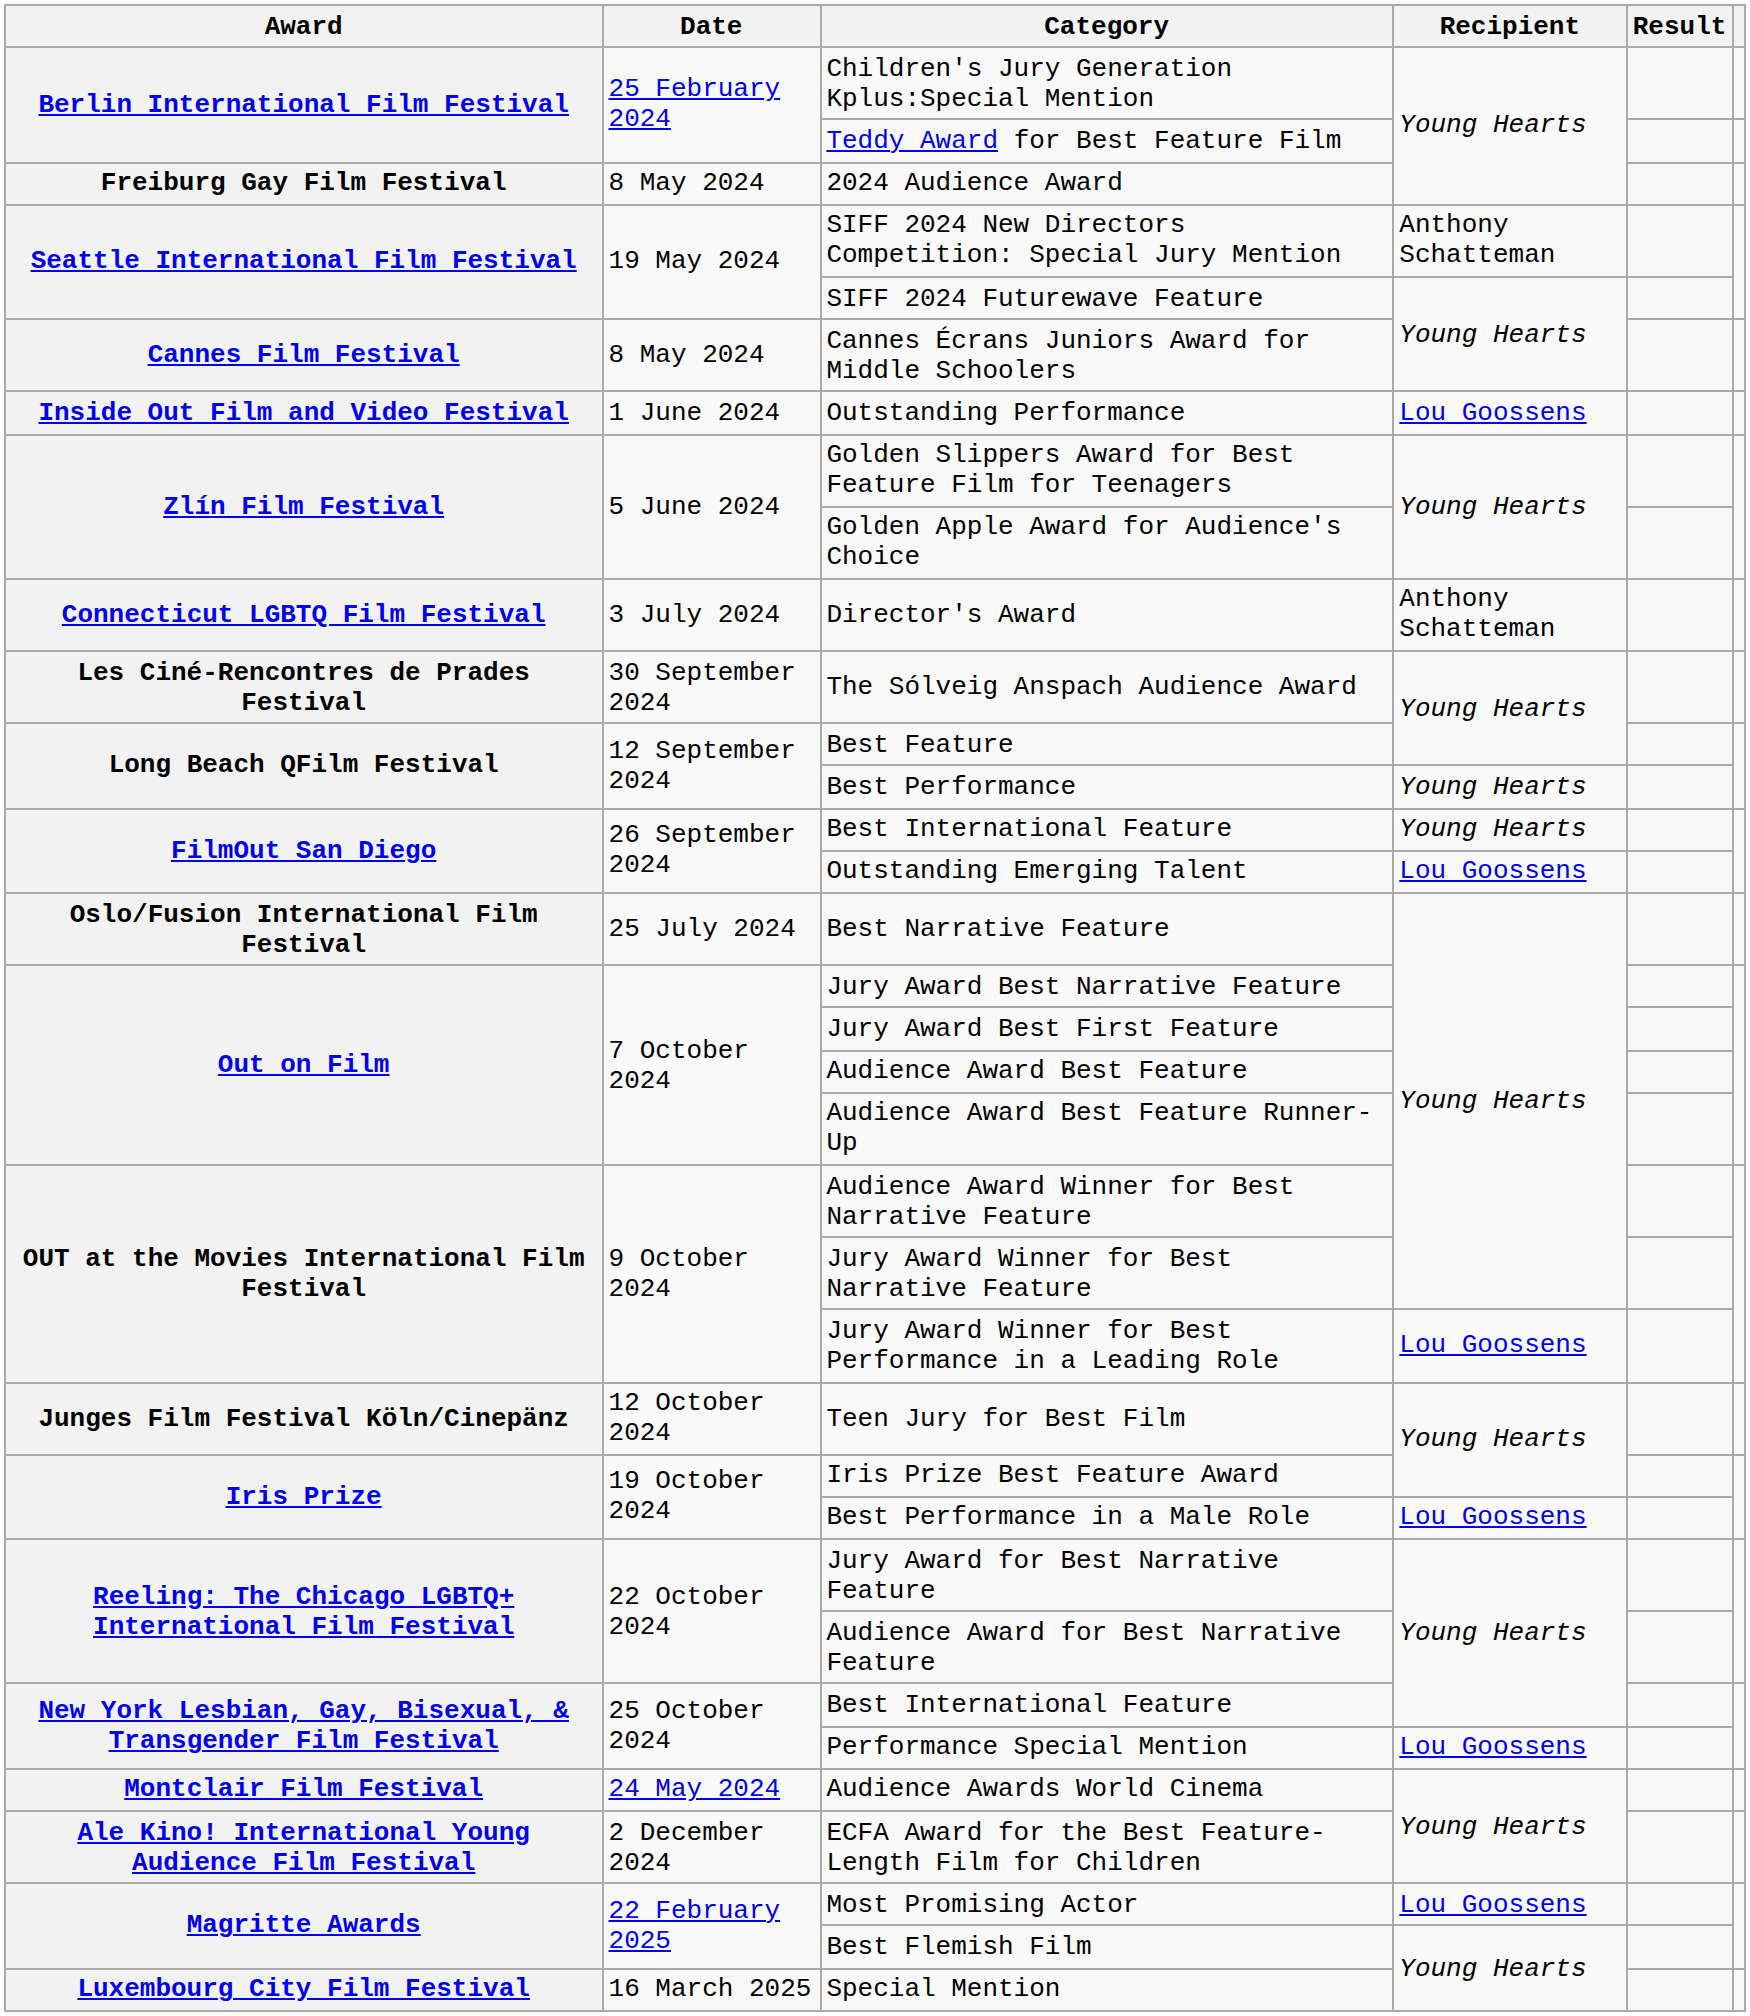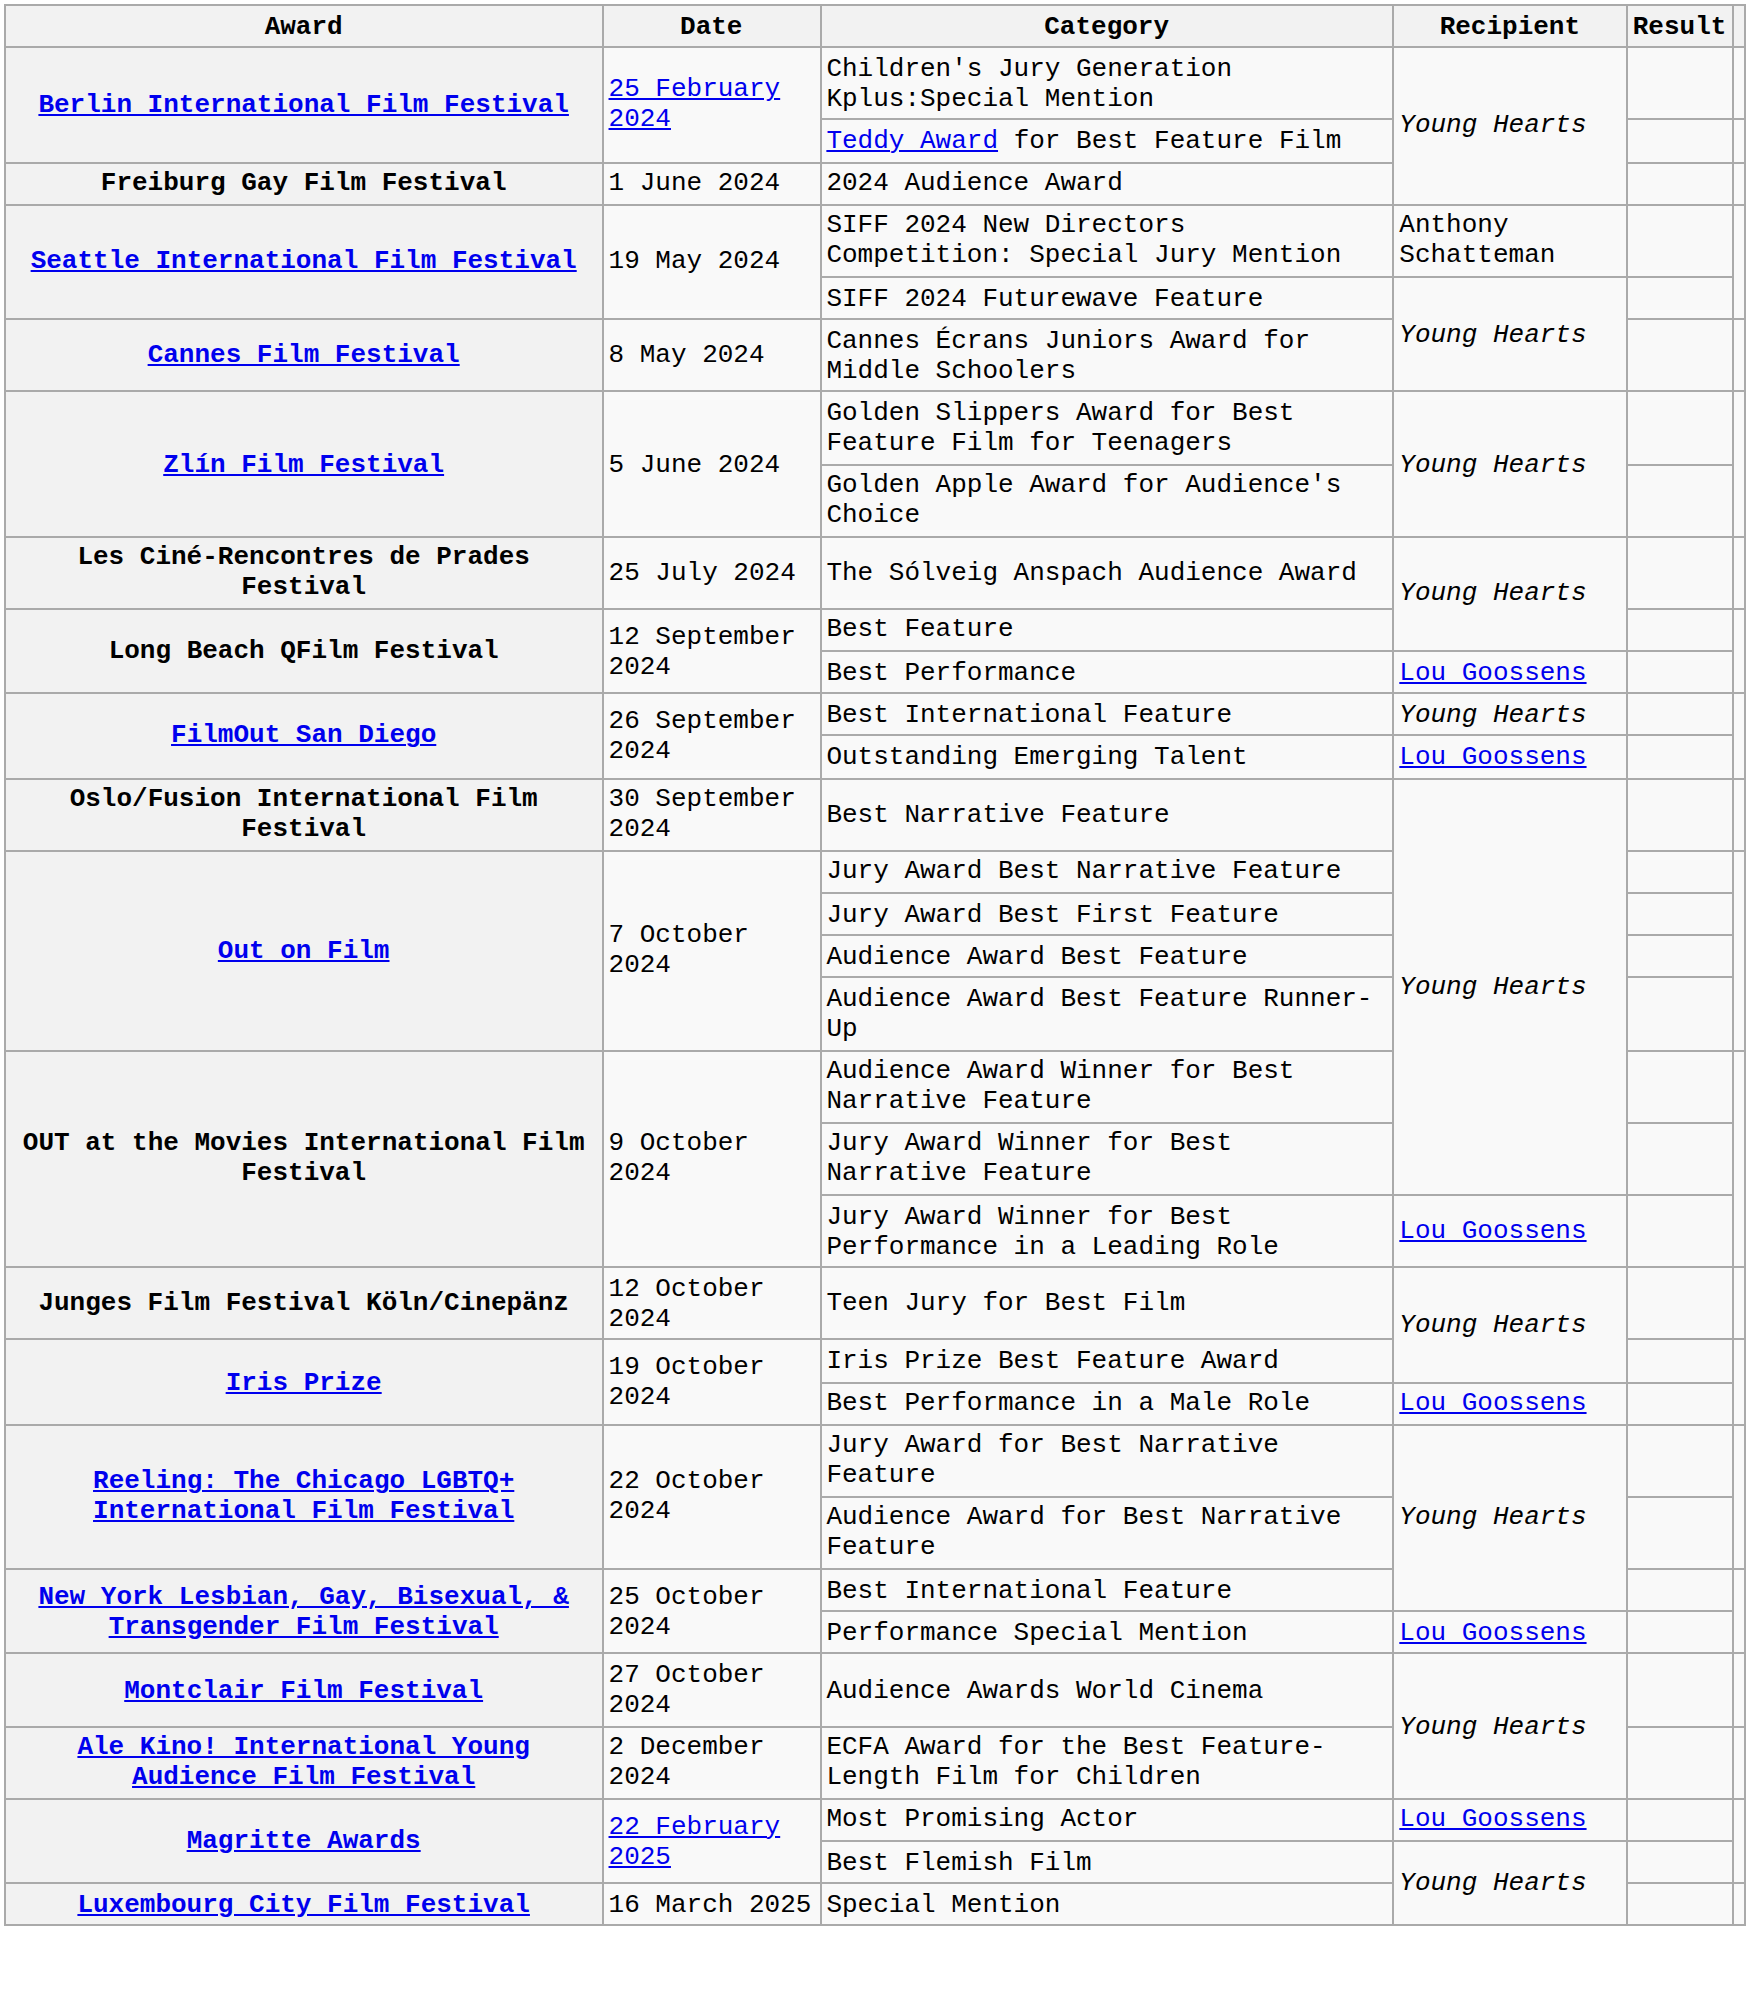(687, 183) 8 May 2024 -> (694, 183) 1 June 2024
- row: (304, 413)
- row: (304, 615)
(702, 687) 30 September 2024 -> (702, 573) 25 July 2024
(1493, 787) Young Hearts -> (1493, 672) Lou Goossens
(702, 929) 25 July 2024 -> (702, 814) 30 September 2024
(694, 1790) 24 May 2024 -> (687, 1690) 27 October 2024
